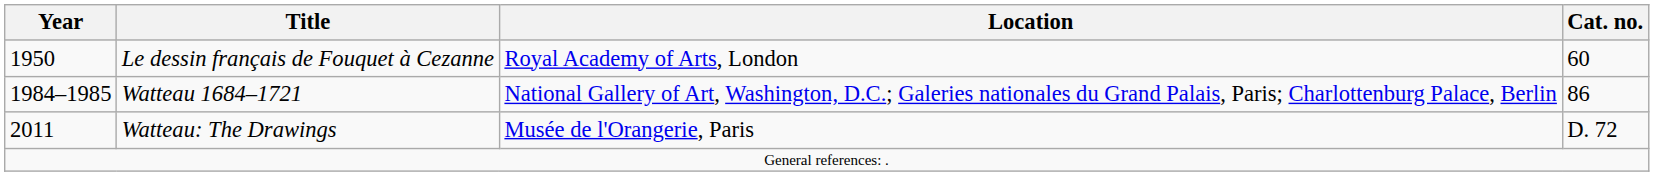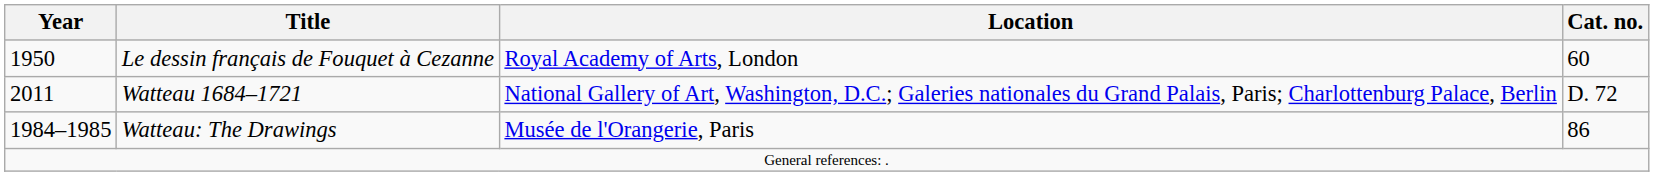(61, 93) 1984–1985 -> (32, 93) 2011
(1579, 93) 86 -> (1592, 93) D. 72
(32, 129) 2011 -> (61, 129) 1984–1985
(1592, 129) D. 72 -> (1579, 129) 86
